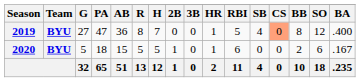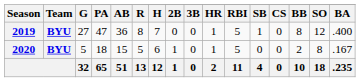(260, 31) 4 -> (260, 31) 1
(279, 31) lightsalmon background -> (279, 31) no background
(157, 49) 5 -> (157, 49) 6
(237, 49) 6 -> (237, 49) 5
(320, 49) 6 -> (320, 49) 8
